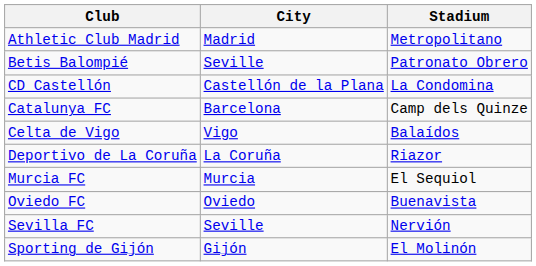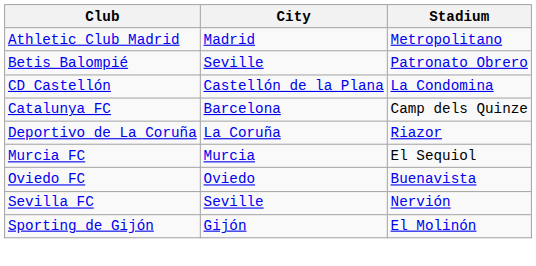- row: (64, 133)
